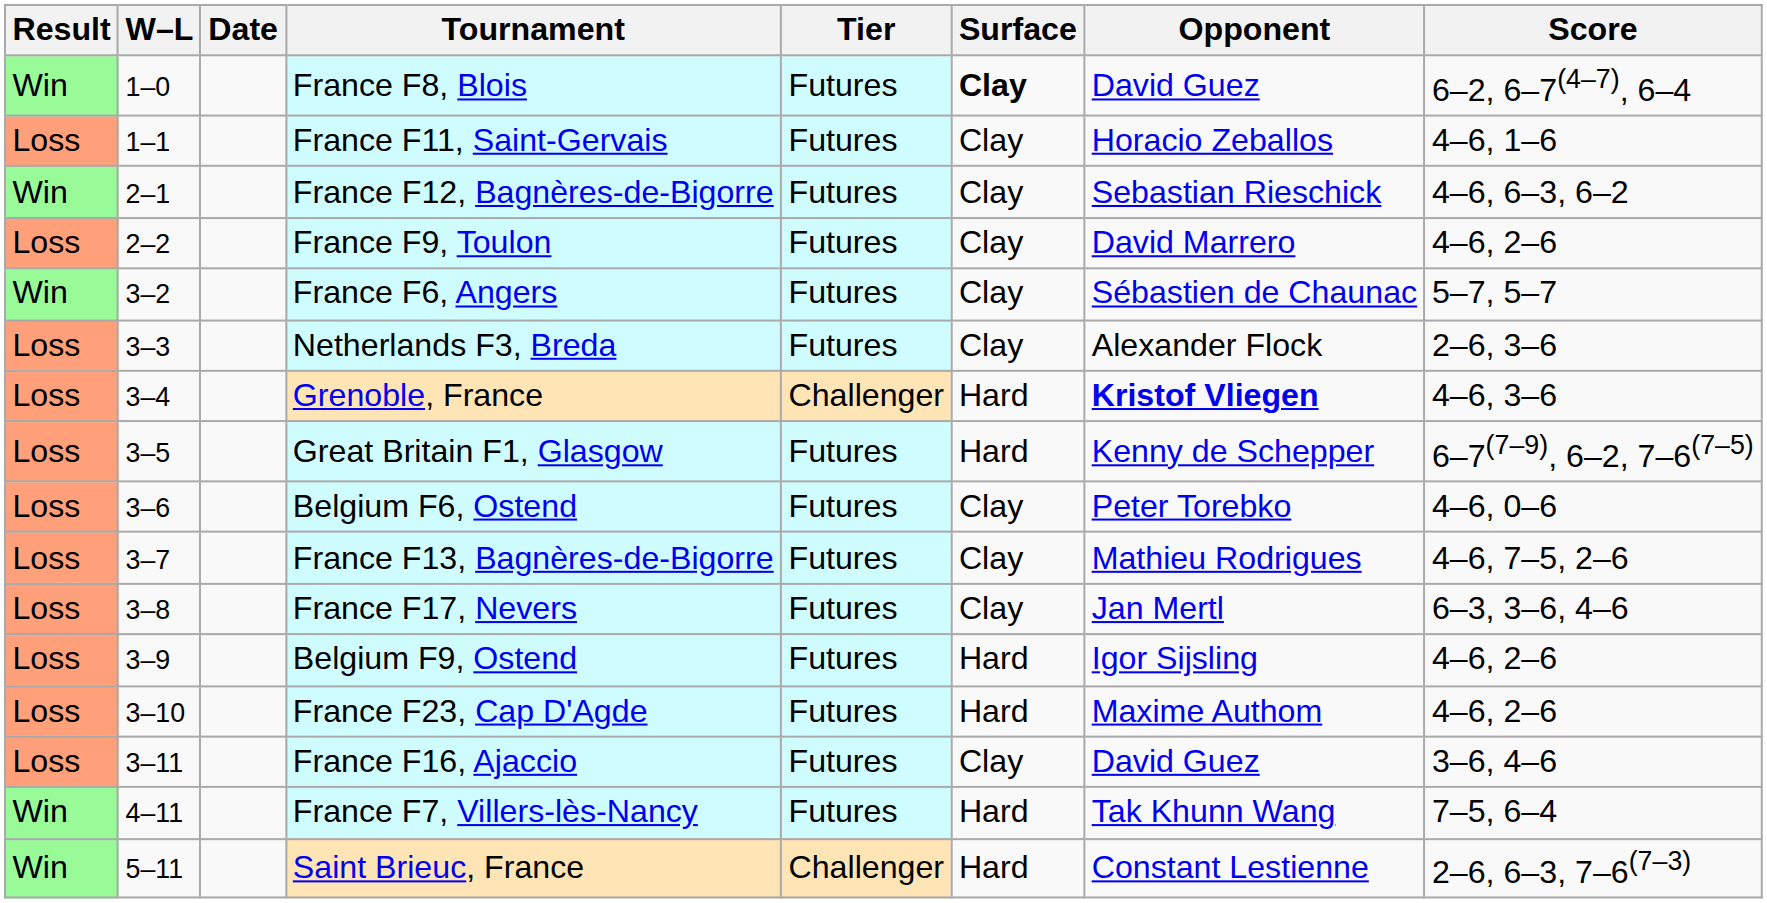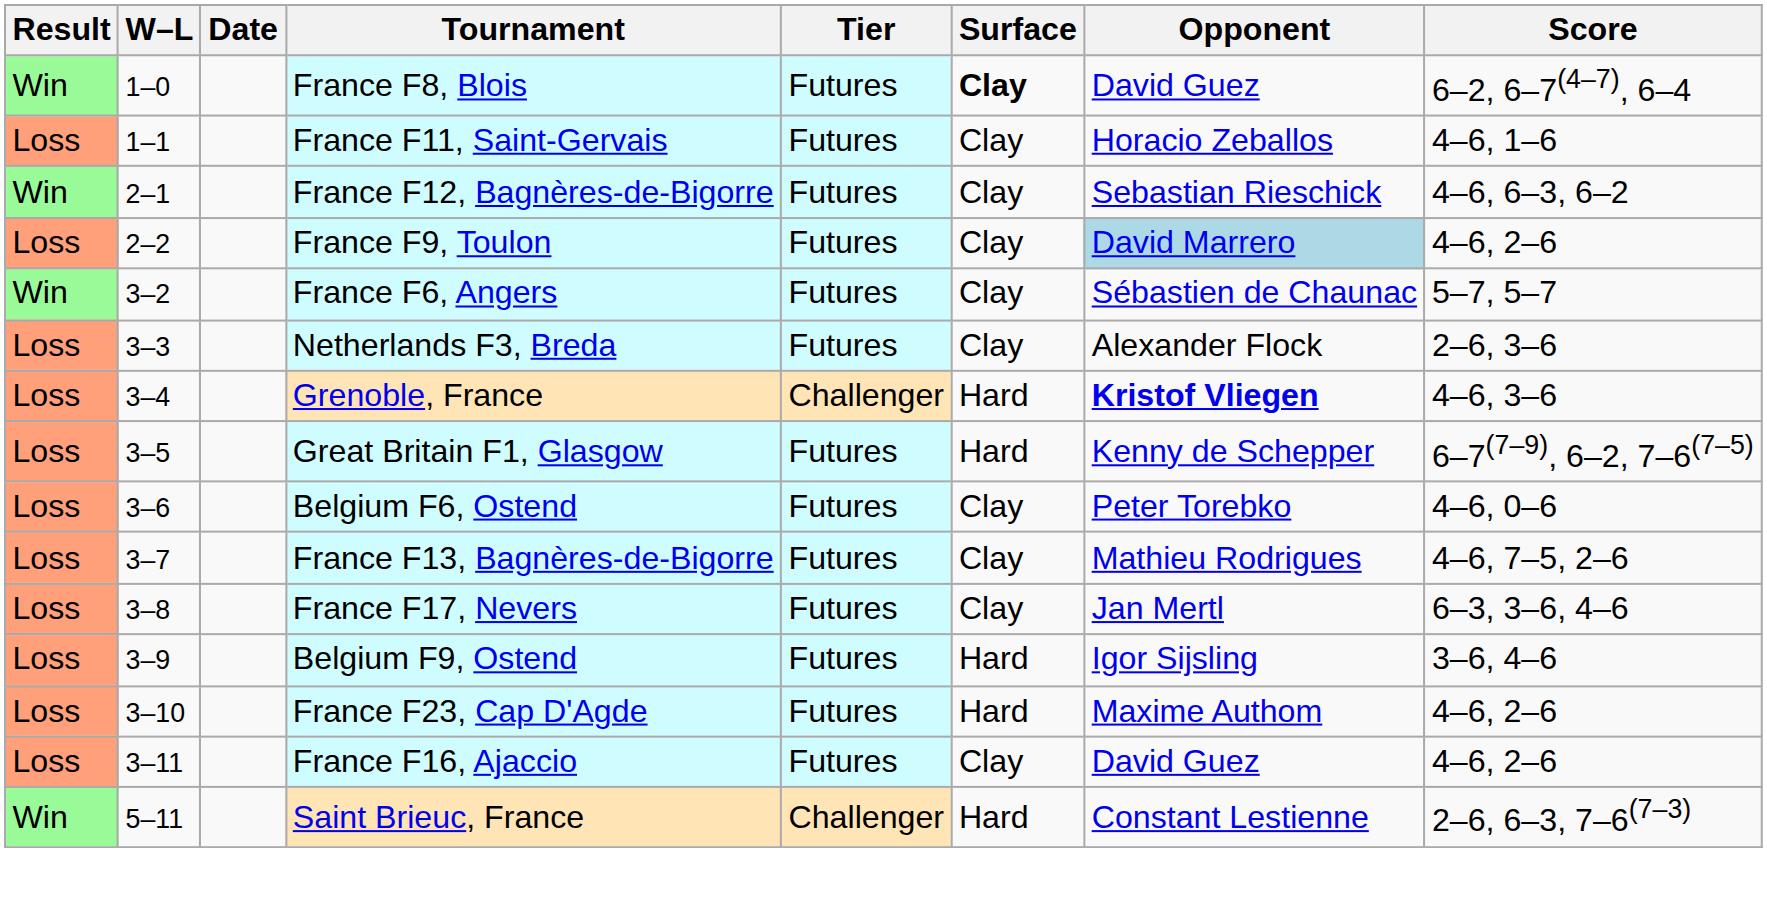(1194, 242) no background -> (1194, 242) lightblue background
(1495, 659) 4–6, 2–6 -> (1495, 659) 3–6, 4–6
(1495, 761) 3–6, 4–6 -> (1495, 761) 4–6, 2–6
- row: (495, 812)
